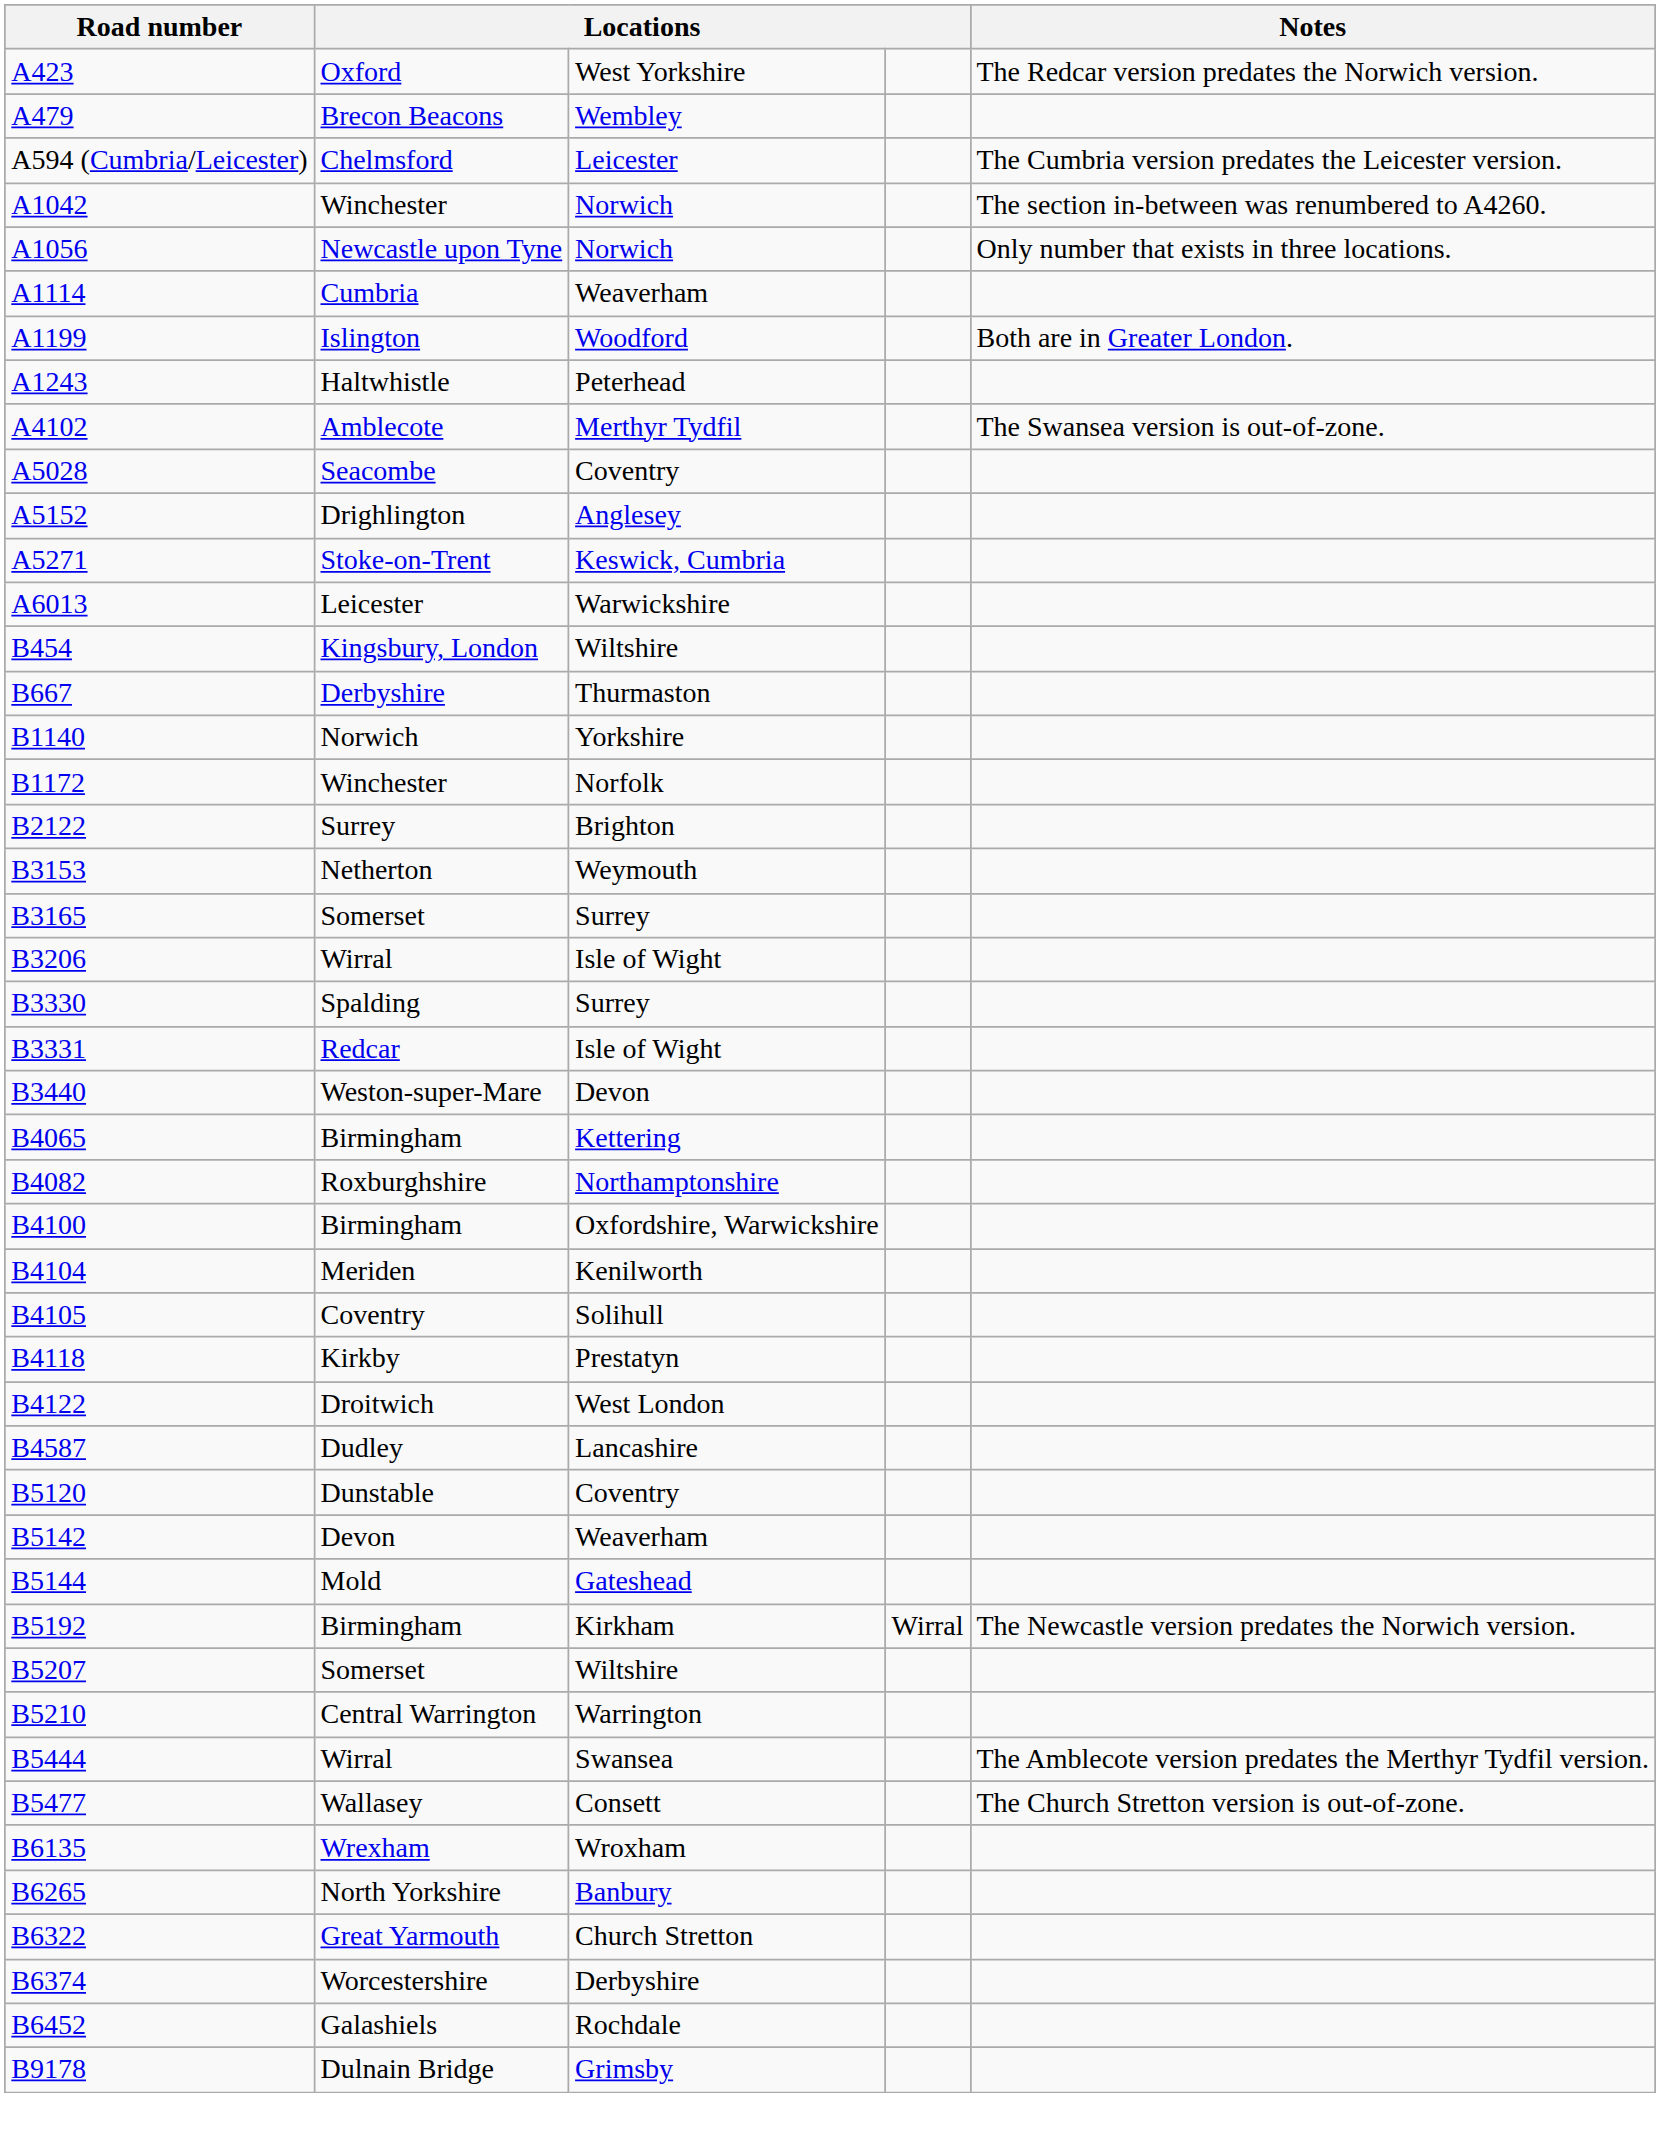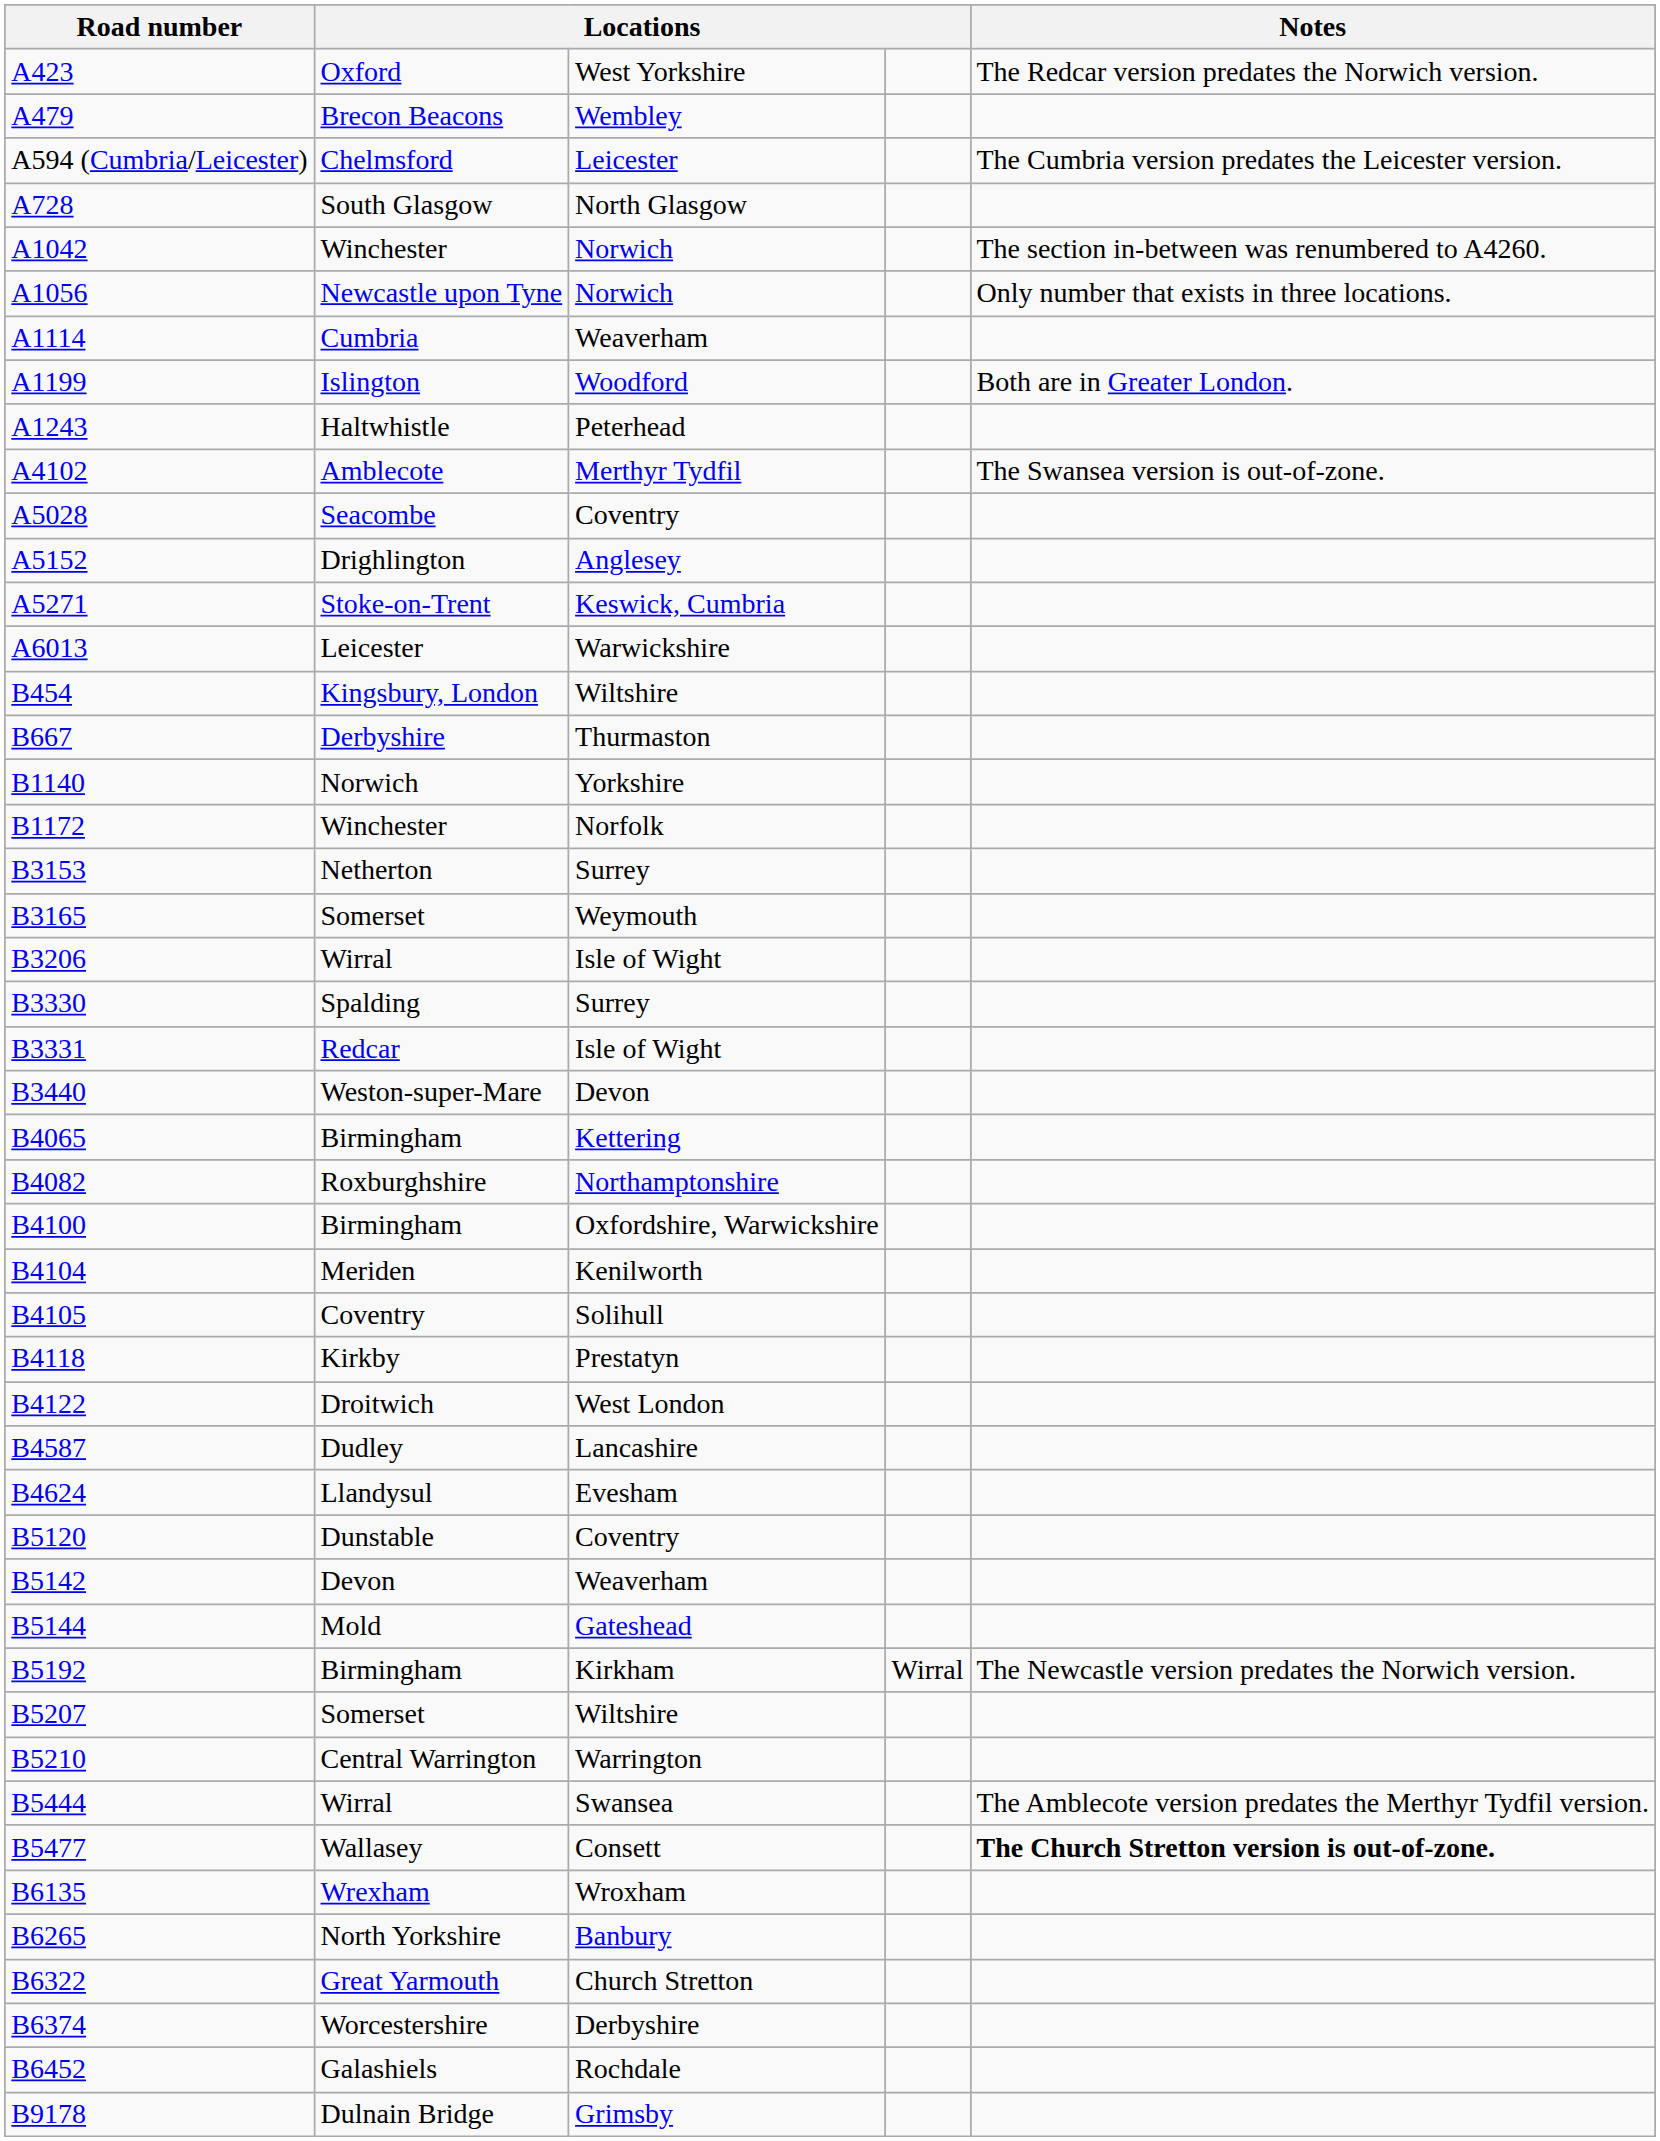+ row: (42, 204)
- row: (49, 826)
(636, 870) Weymouth -> (612, 870) Surrey
(612, 914) Surrey -> (636, 914) Weymouth
+ row: (49, 1492)
(1221, 1802) normal -> (1236, 1847) bold
